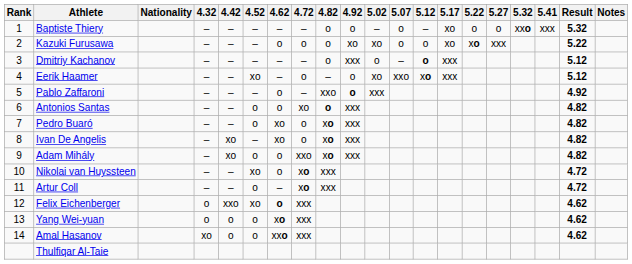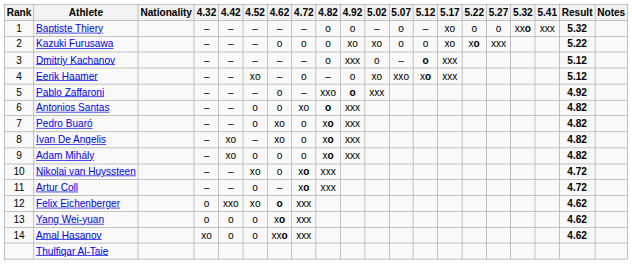(304, 156) xxo -> (304, 156) o
